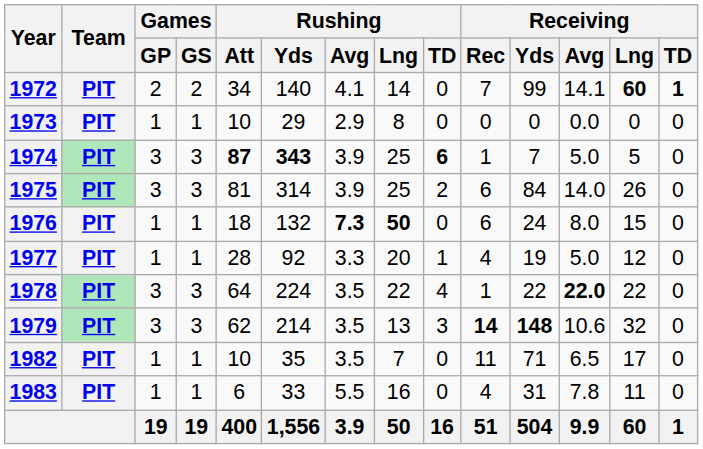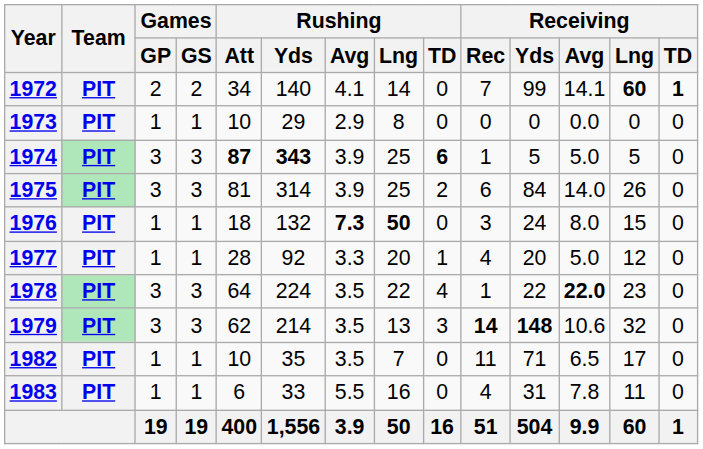(534, 156) 7 -> (534, 156) 5
(486, 223) 6 -> (486, 223) 3
(534, 257) 19 -> (534, 257) 20
(635, 291) 22 -> (635, 291) 23
